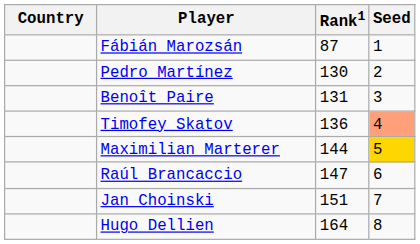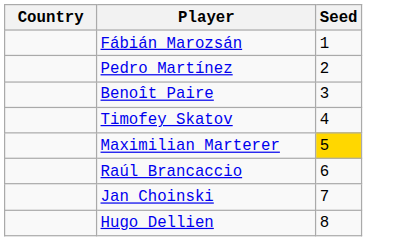- column: (343, 19)
(378, 124) lightsalmon background -> (324, 120) no background
